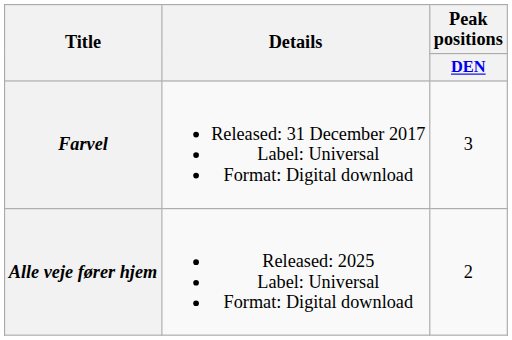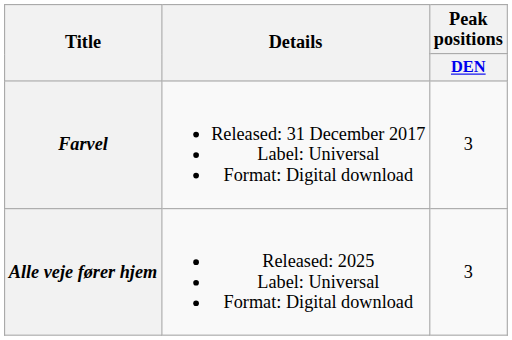(468, 271) 2 -> (468, 271) 3
